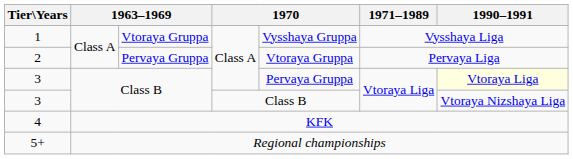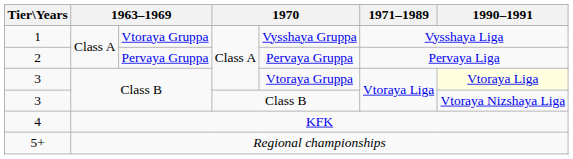(310, 57) Vtoraya Gruppa -> (310, 57) Pervaya Gruppa
(310, 79) Pervaya Gruppa -> (310, 79) Vtoraya Gruppa
